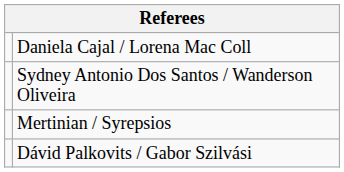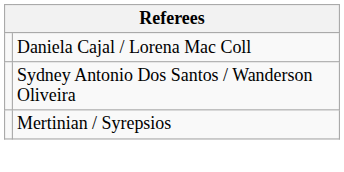- row: (134, 152)
